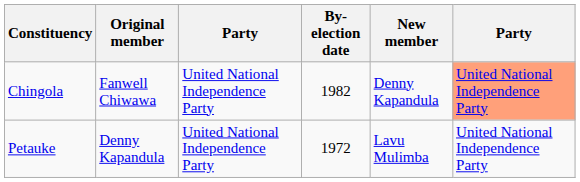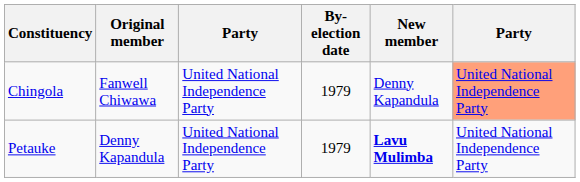(336, 91) 1982 -> (336, 91) 1979
(336, 148) 1972 -> (336, 148) 1979
(401, 148) normal -> (403, 148) bold
